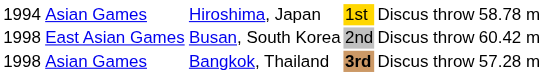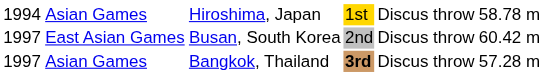(22, 38) 1998 -> (22, 38) 1997
(22, 61) 1998 -> (22, 61) 1997
